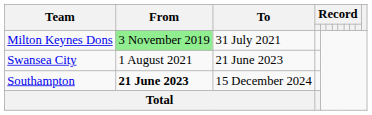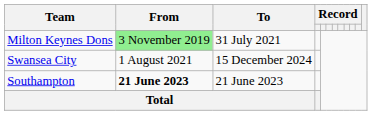(249, 60) 21 June 2023 -> (264, 60) 15 December 2024
(264, 80) 15 December 2024 -> (249, 80) 21 June 2023
